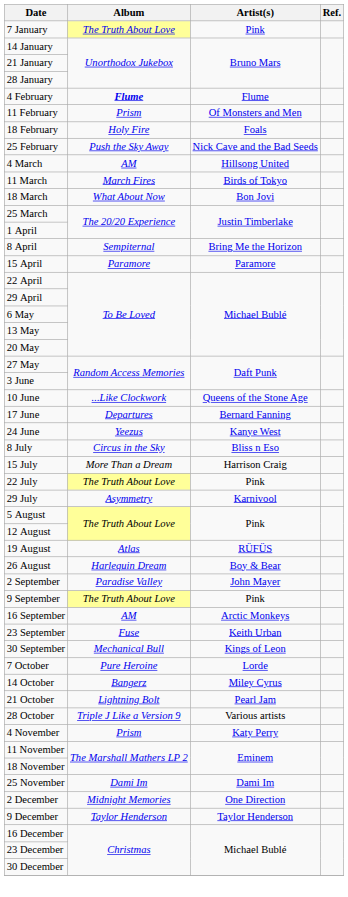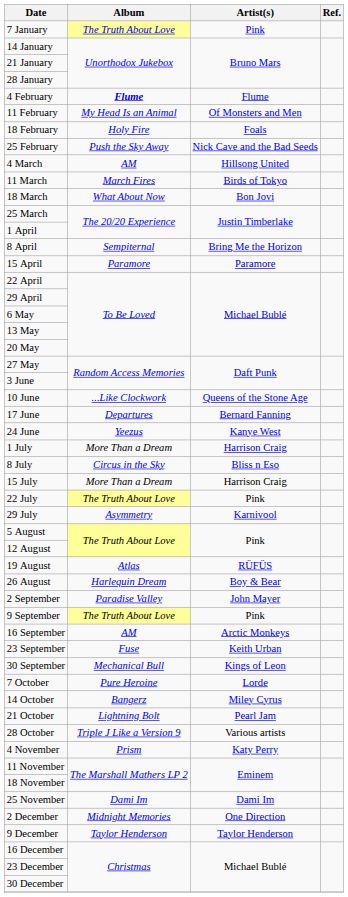(129, 113) Prism -> (129, 113) My Head Is an Animal
+ row: (20, 448)
